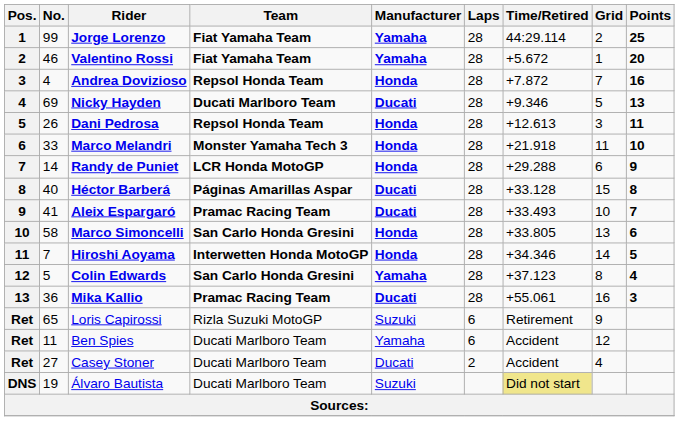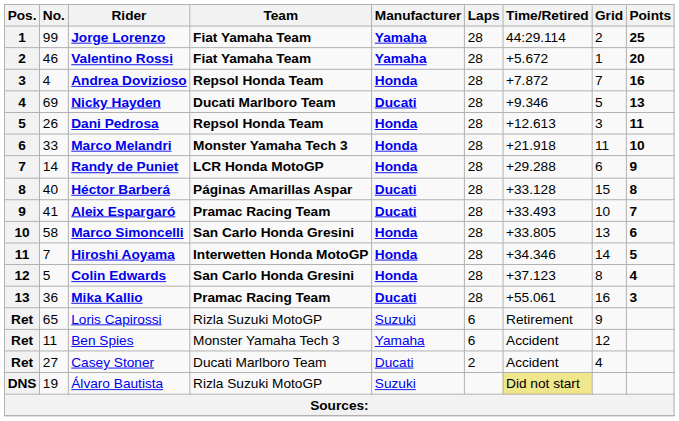(401, 275) Yamaha -> (396, 275) Honda
(260, 340) Ducati Marlboro Team -> (266, 340) Monster Yamaha Tech 3
(260, 384) Ducati Marlboro Team -> (258, 384) Rizla Suzuki MotoGP
